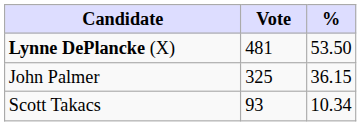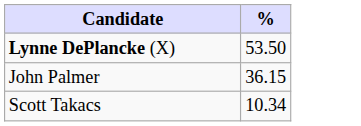- column: (274, 18)
